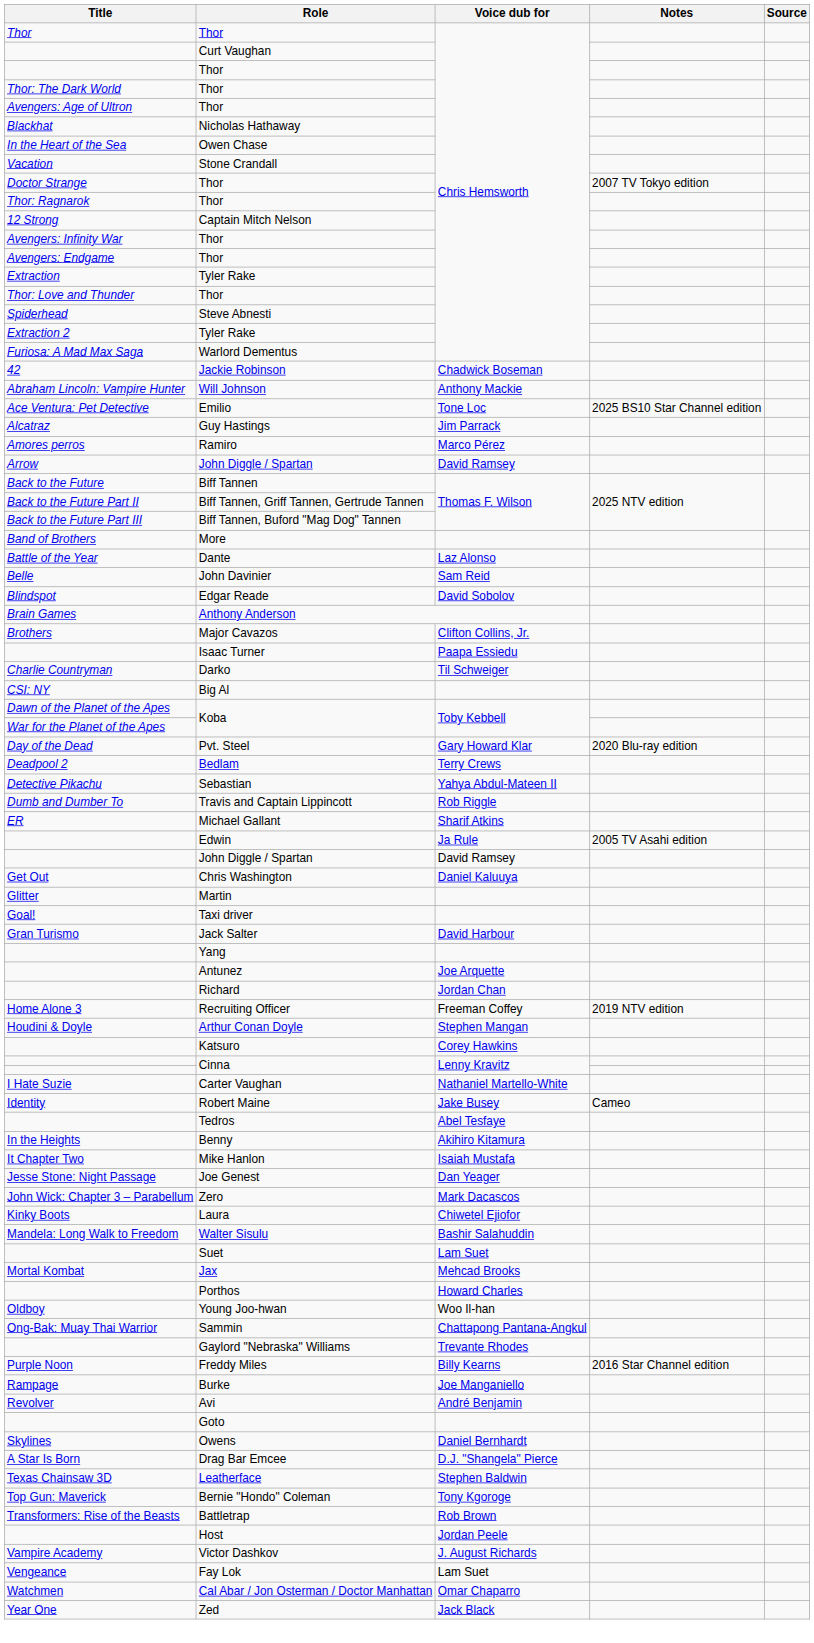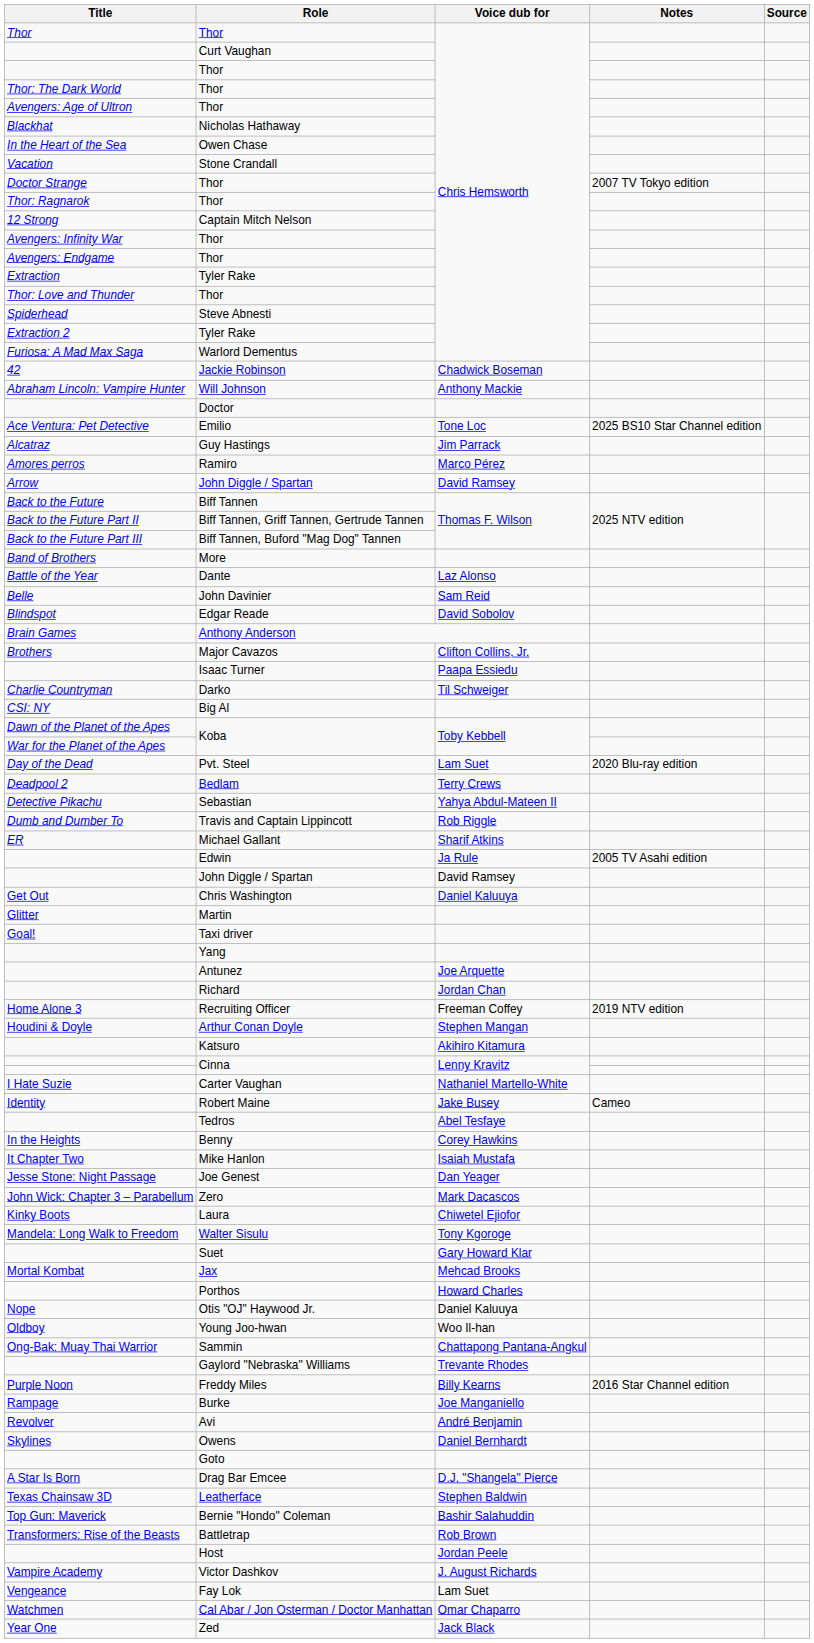+ row: (100, 408)
(485, 746) Gary Howard Klar -> (463, 764) Lam Suet
- row: (43, 933)
(478, 1046) Corey Hawkins -> (481, 1046) Akihiro Kitamura
(481, 1140) Akihiro Kitamura -> (478, 1140) Corey Hawkins
(486, 1234) Bashir Salahuddin -> (474, 1234) Tony Kgoroge
(463, 1253) Lam Suet -> (485, 1253) Gary Howard Klar
+ row: (21, 1309)
rows swapped: (29, 1440) <-> (100, 1422)
(474, 1497) Tony Kgoroge -> (486, 1516) Bashir Salahuddin
